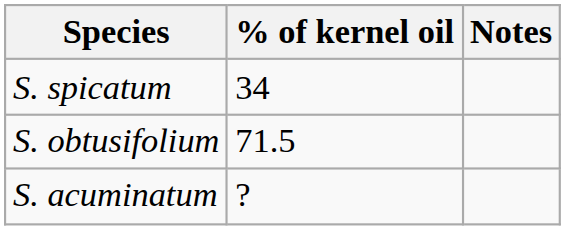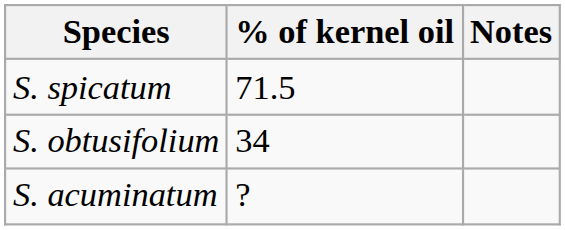(252, 86) 34 -> (265, 86) 71.5
(265, 140) 71.5 -> (252, 140) 34
